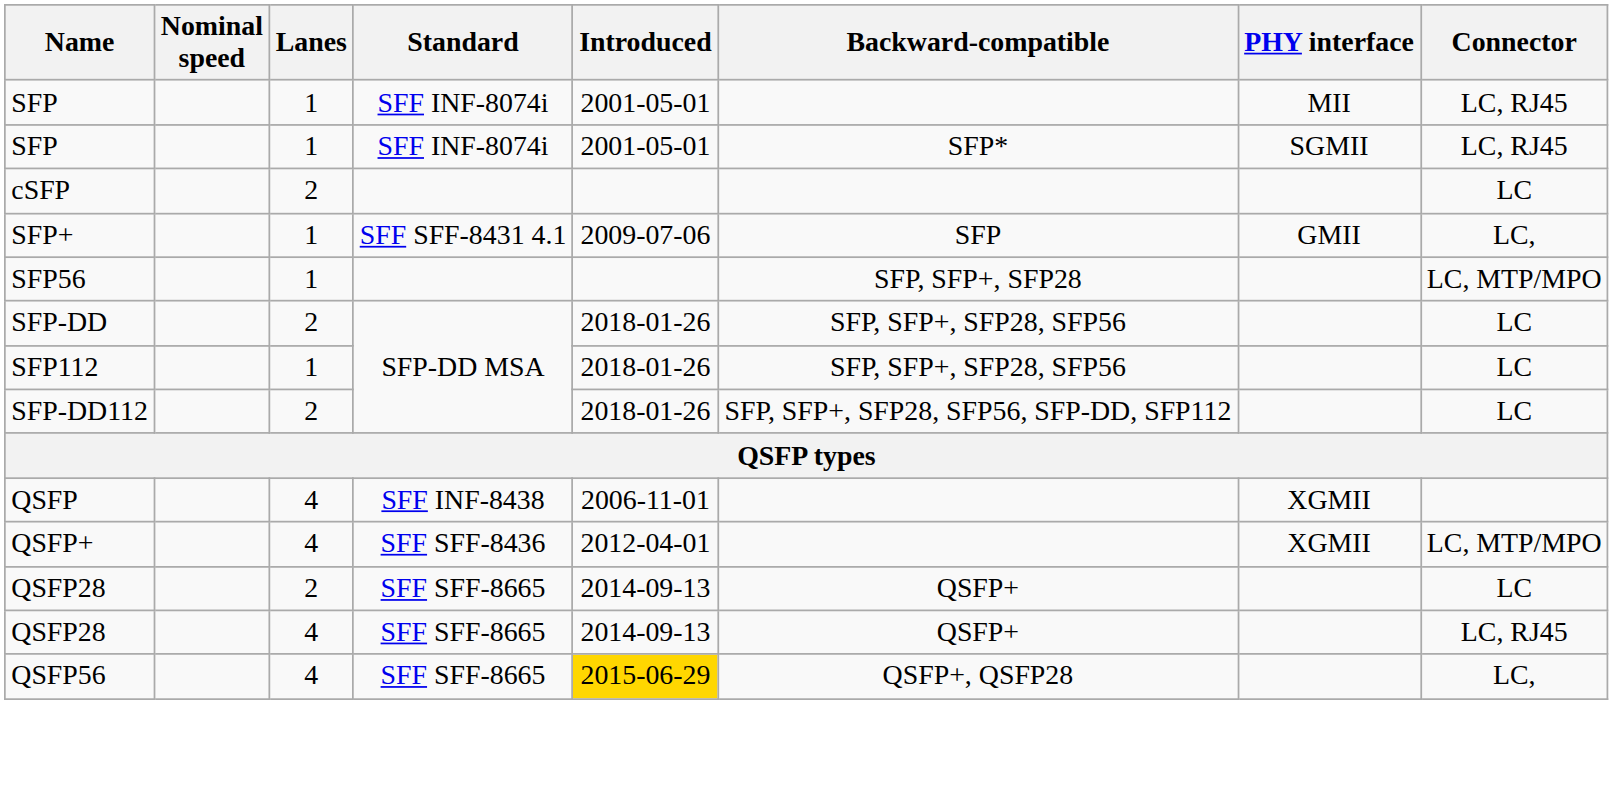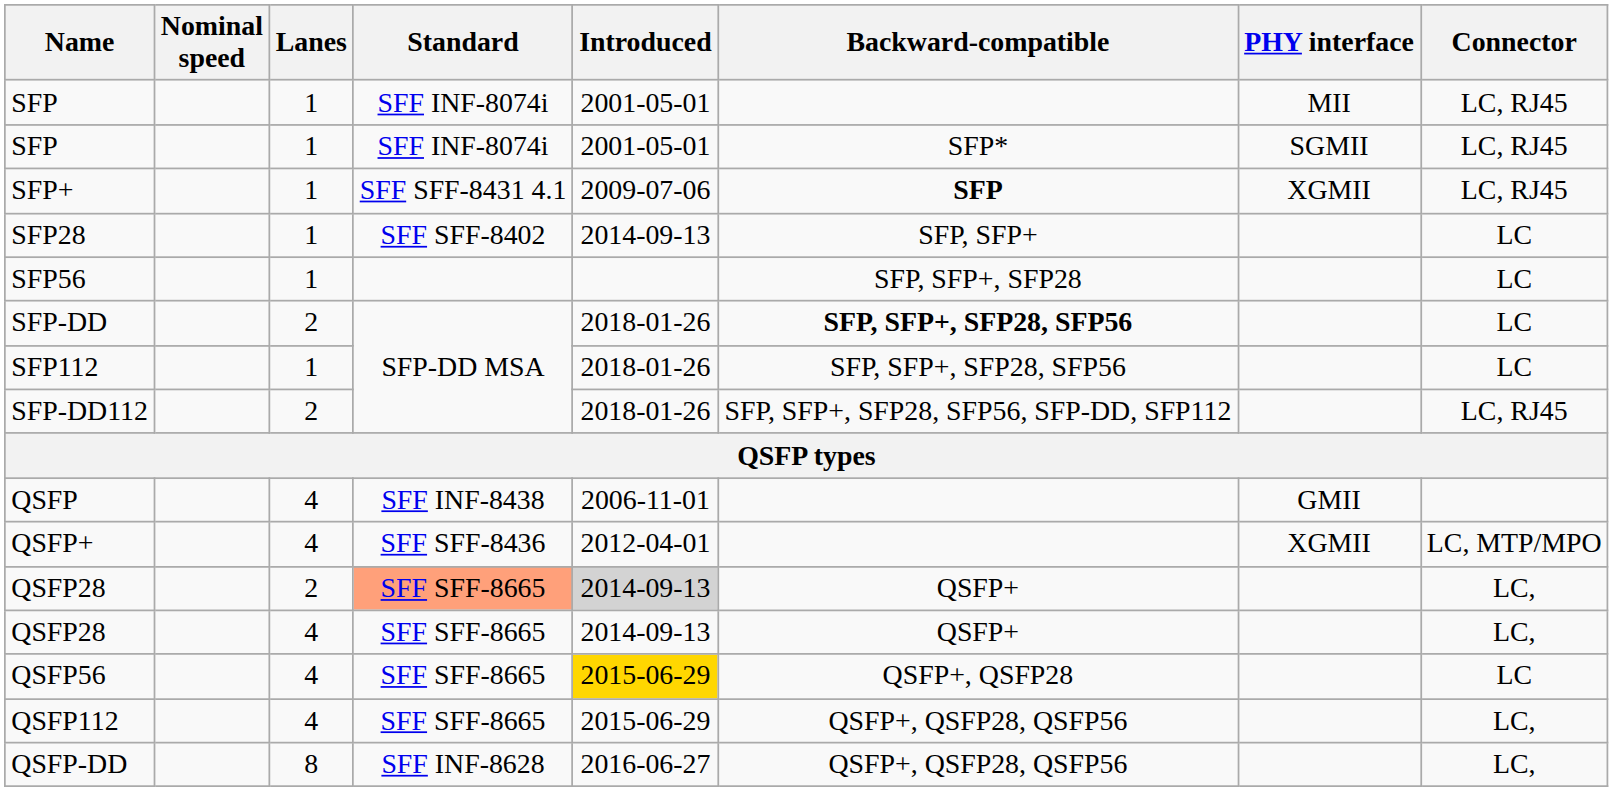- row: (41, 190)
(978, 234) normal -> (978, 190) bold
(1329, 234) GMII -> (1329, 190) XGMII
(1514, 234) LC, -> (1514, 190) LC, RJ45
+ row: (48, 234)
(1514, 278) LC, MTP/MPO -> (1514, 278) LC
(978, 322) normal -> (978, 322) bold
(1514, 411) LC -> (1514, 411) LC, RJ45
(1329, 499) XGMII -> (1329, 499) GMII
(463, 587) no background -> (463, 587) lightsalmon background
(645, 587) no background -> (645, 587) lightgrey background
(1514, 587) LC -> (1514, 587) LC,
(1514, 631) LC, RJ45 -> (1514, 631) LC,
(1514, 676) LC, -> (1514, 676) LC
+ row: (65, 720)
+ row: (69, 764)
